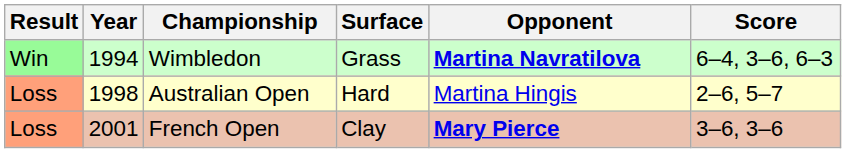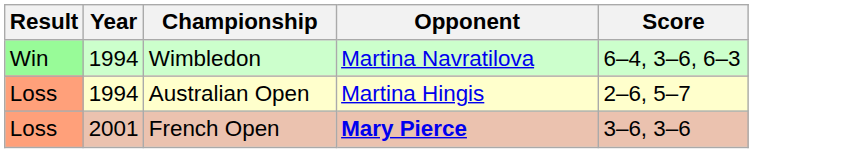- column: (382, 22)
(537, 57) bold -> (438, 57) normal
(114, 93) 1998 -> (114, 93) 1994
